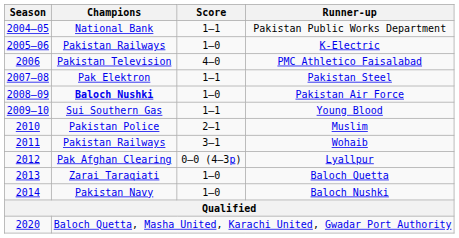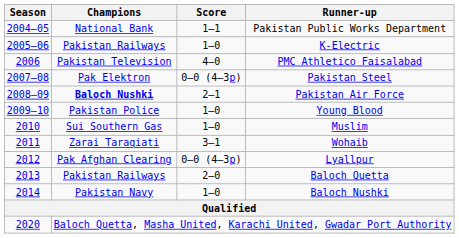(211, 78) 1–1 -> (211, 78) 0–0 (4–3p)
(211, 94) 1–0 -> (211, 94) 2–1
(114, 110) Sui Southern Gas -> (114, 110) Pakistan Police
(211, 110) 1–1 -> (211, 110) 1–0
(114, 127) Pakistan Police -> (114, 127) Sui Southern Gas
(211, 127) 2–1 -> (211, 127) 1–0
(114, 143) Pakistan Railways -> (114, 143) Zarai Taraqiati
(114, 176) Zarai Taraqiati -> (114, 176) Pakistan Railways
(211, 176) 1–0 -> (211, 176) 2–0
